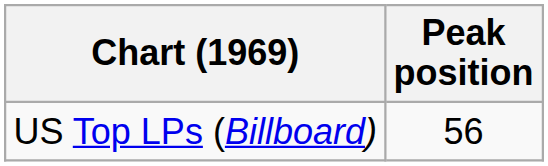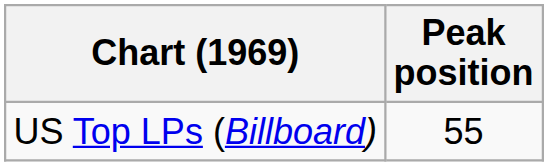(464, 130) 56 -> (464, 130) 55
